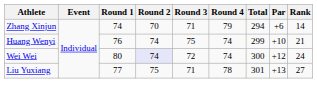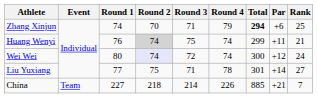(258, 26) normal -> (258, 26) bold
(300, 26) 14 -> (300, 26) 25
(154, 41) no background -> (154, 41) lightgrey background
(279, 41) +10 -> (279, 41) +11
(279, 71) +13 -> (279, 71) +14
+ row: (17, 85)
